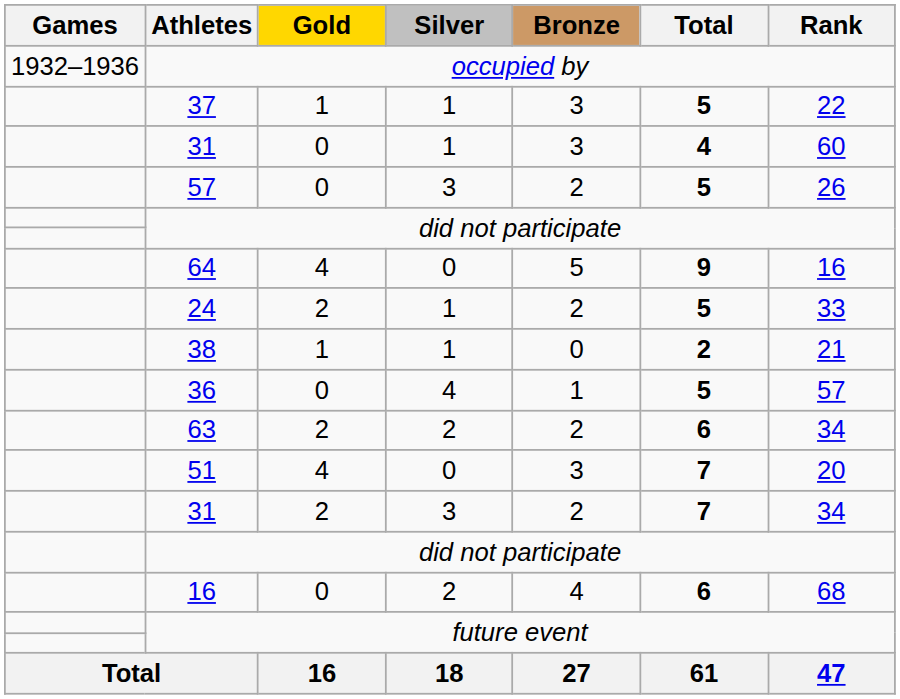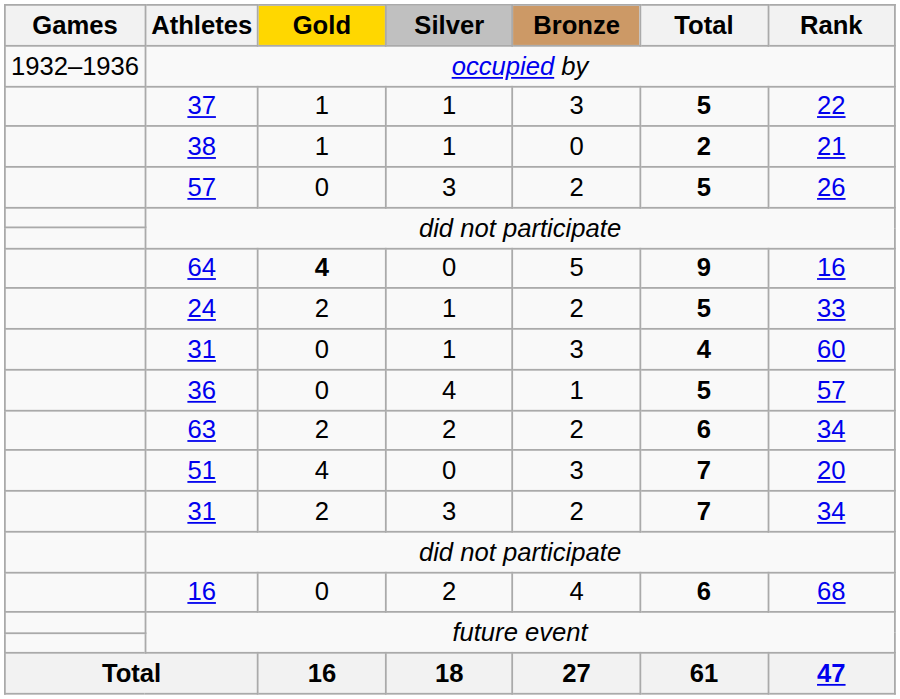rows swapped: (202, 349) <-> (202, 147)
(322, 268) normal -> (322, 268) bold
